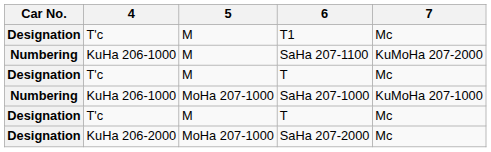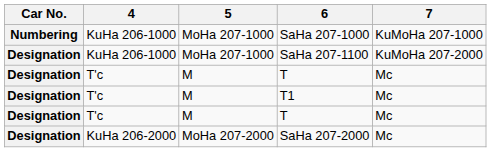rows swapped: (95, 34) <-> (131, 95)
(44, 55) Numbering -> (44, 55) Designation
(187, 55) M -> (228, 55) MoHa 207-1000
(228, 136) MoHa 207-1000 -> (228, 136) MoHa 207-2000
